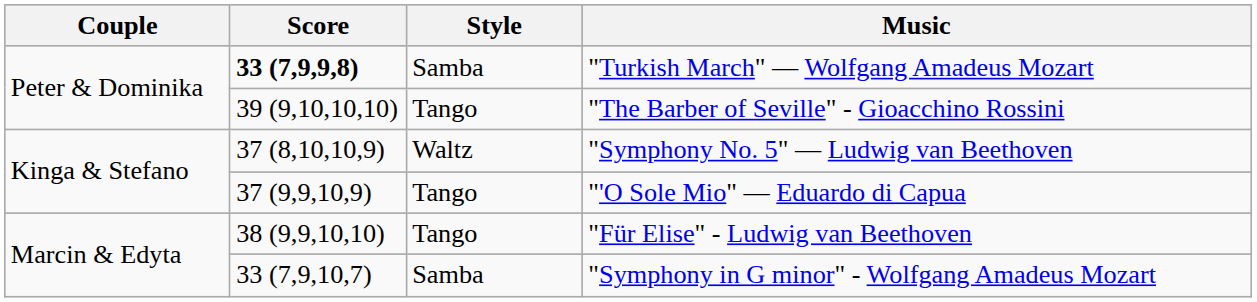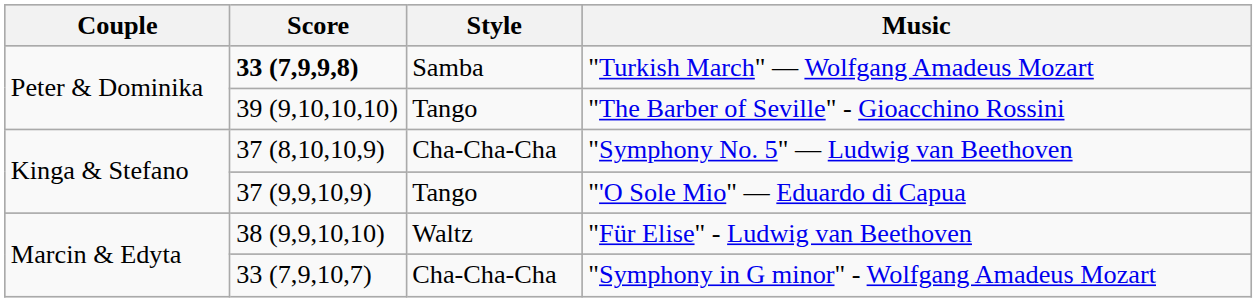(443, 150) Waltz -> (484, 150) Cha-Cha-Cha
(445, 233) Tango -> (443, 233) Waltz
(448, 274) Samba -> (484, 274) Cha-Cha-Cha
